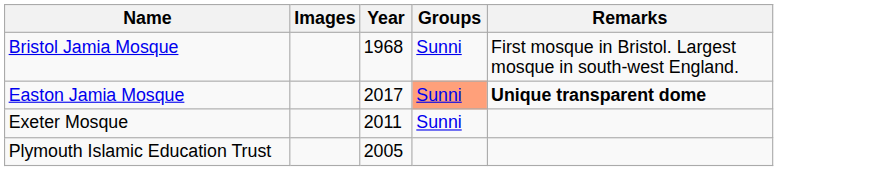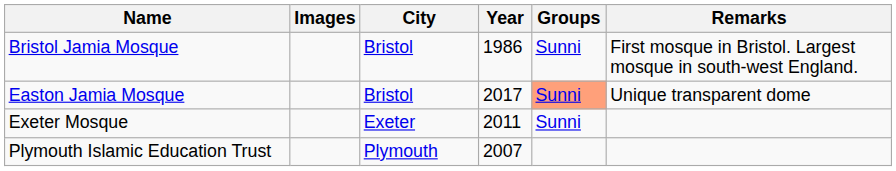+ column: (419, 18)
(383, 46) 1968 -> (503, 46) 1986
(599, 94) bold -> (710, 94) normal
(383, 151) 2005 -> (503, 151) 2007
